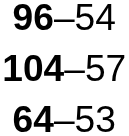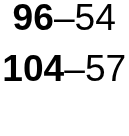- row: (64, 119)
